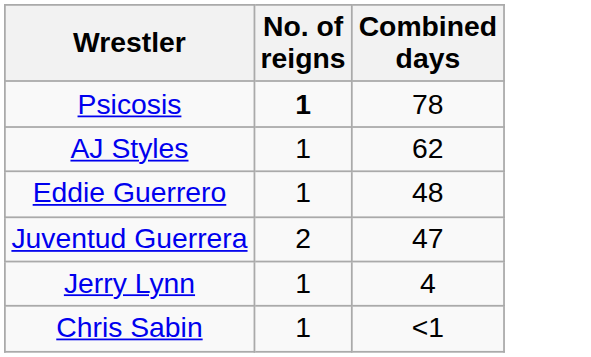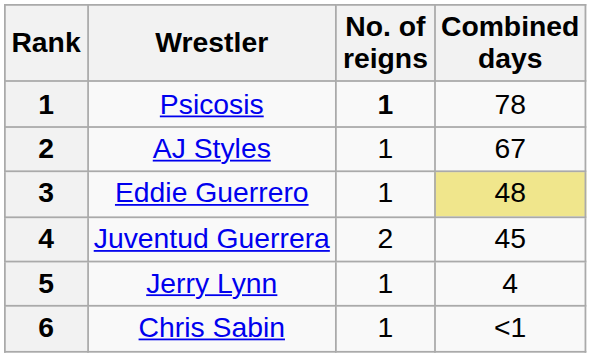+ column: (46, 42)
(428, 148) 62 -> (510, 148) 67
(428, 193) no background -> (510, 193) khaki background
(428, 238) 47 -> (510, 238) 45
